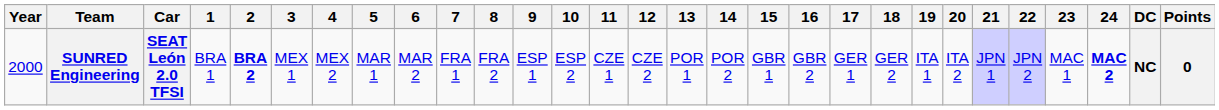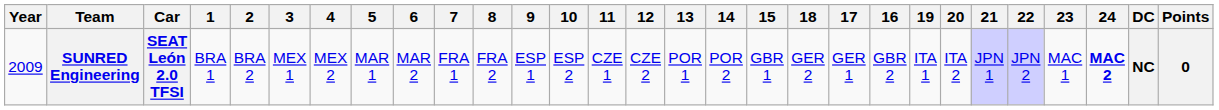columns swapped: (810, 16) <-> (892, 16)
(25, 66) 2000 -> (25, 66) 2009
(250, 66) bold -> (250, 66) normal
